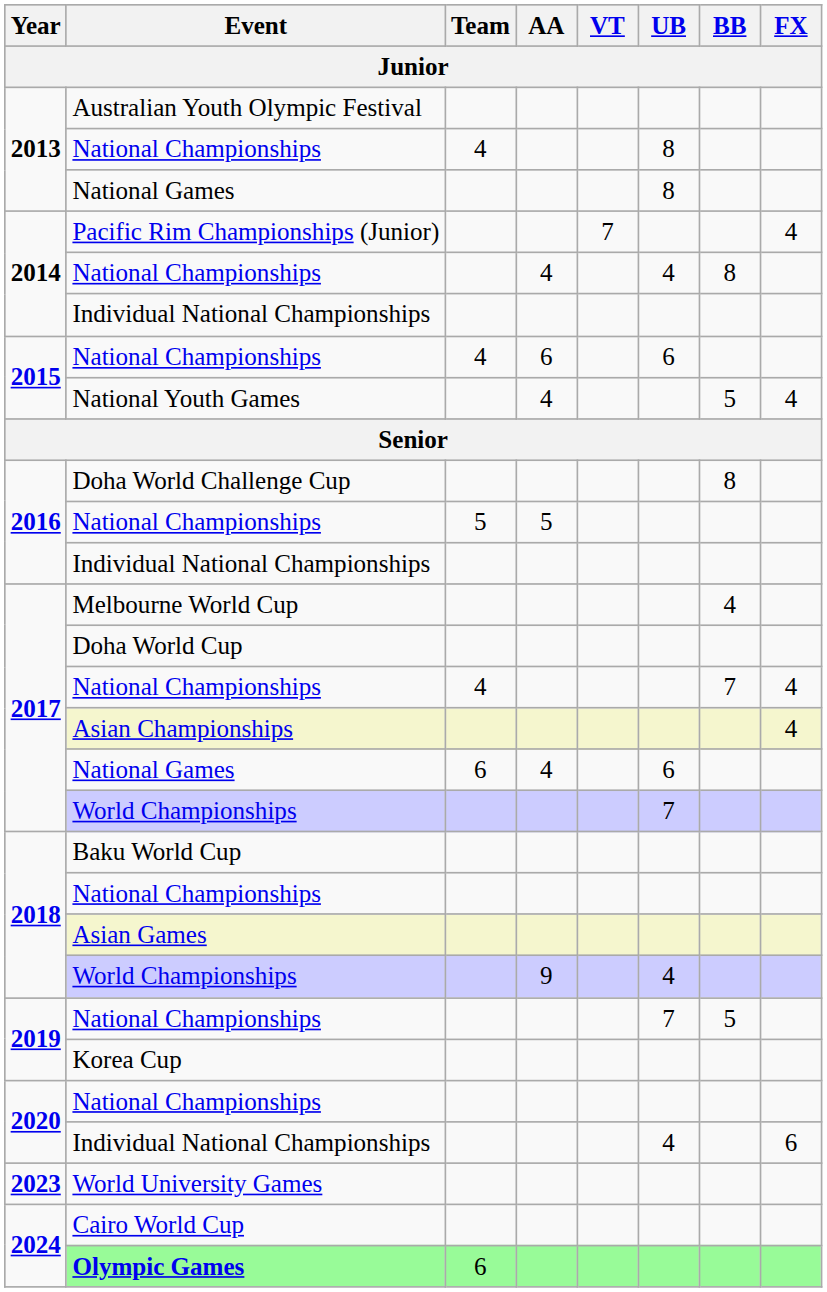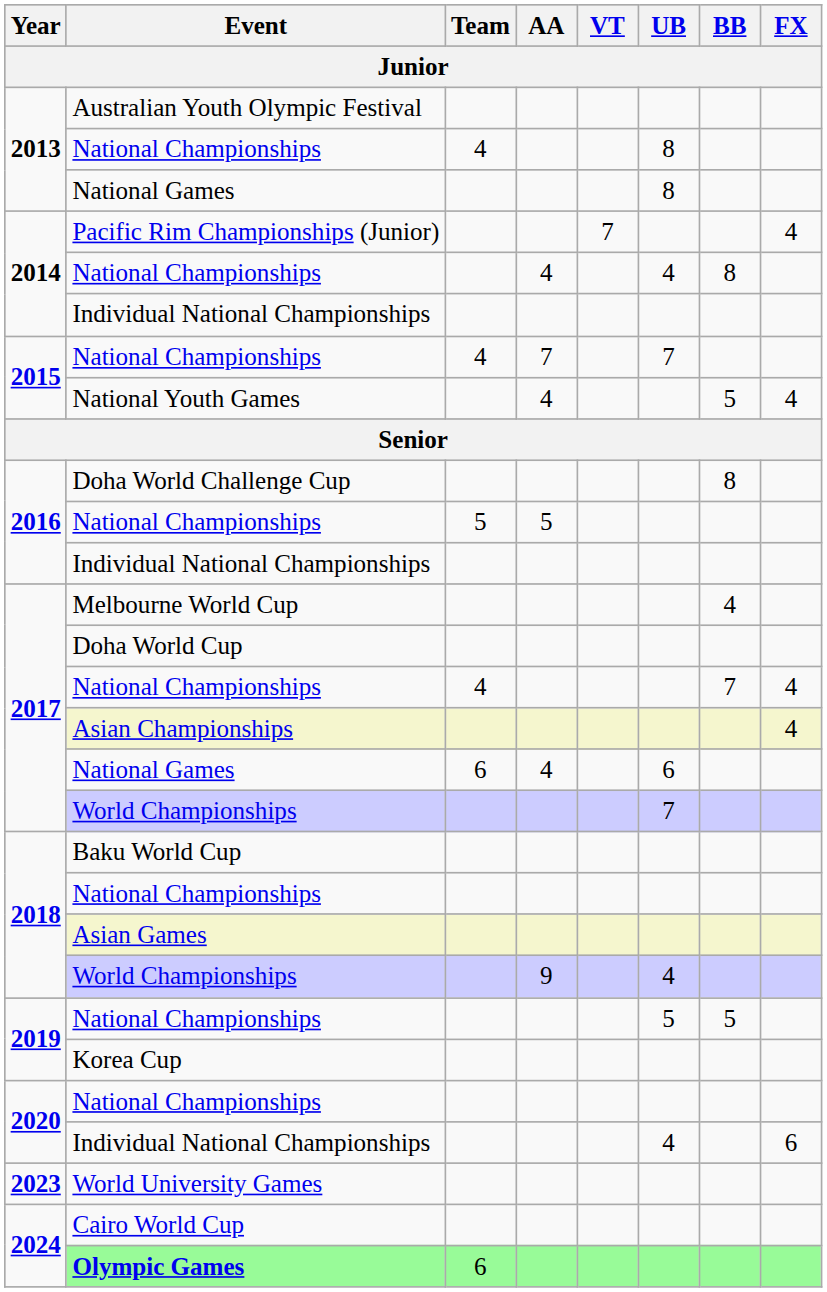(546, 356) 6 -> (546, 356) 7
(669, 356) 6 -> (669, 356) 7
(669, 1017) 7 -> (669, 1017) 5
